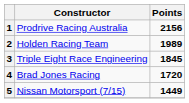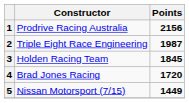(62, 44) Holden Racing Team -> (82, 44) Triple Eight Race Engineering
(171, 44) 1989 -> (171, 44) 1987
(82, 59) Triple Eight Race Engineering -> (62, 59) Holden Racing Team
